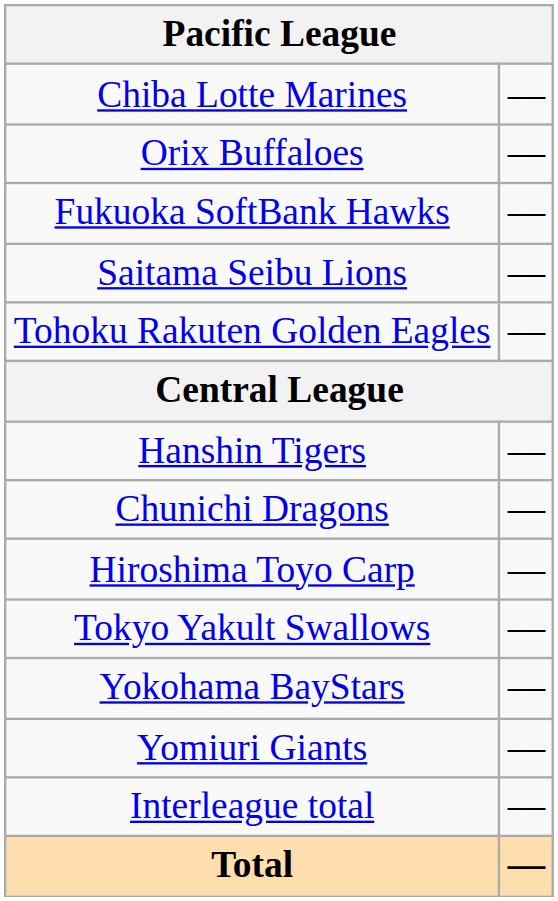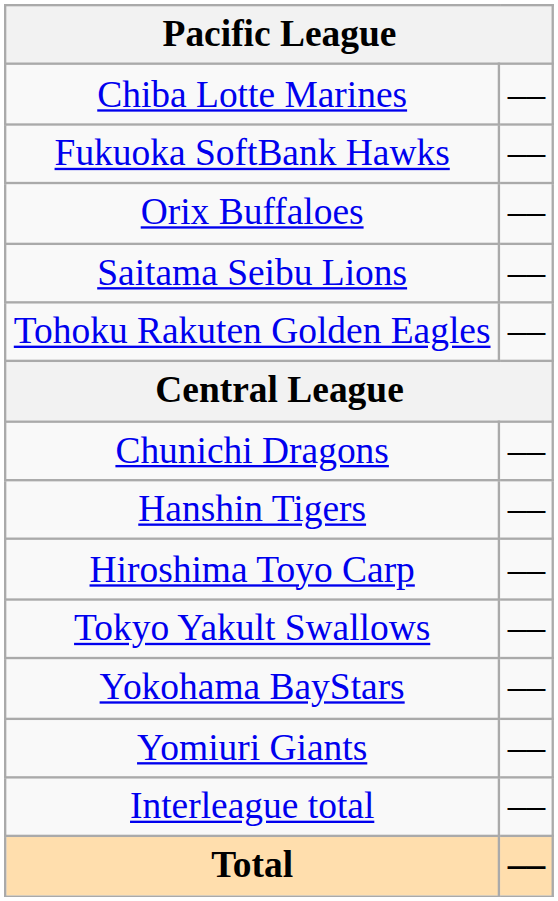rows swapped: (252, 212) <-> (252, 152)
rows swapped: (252, 509) <-> (252, 449)
